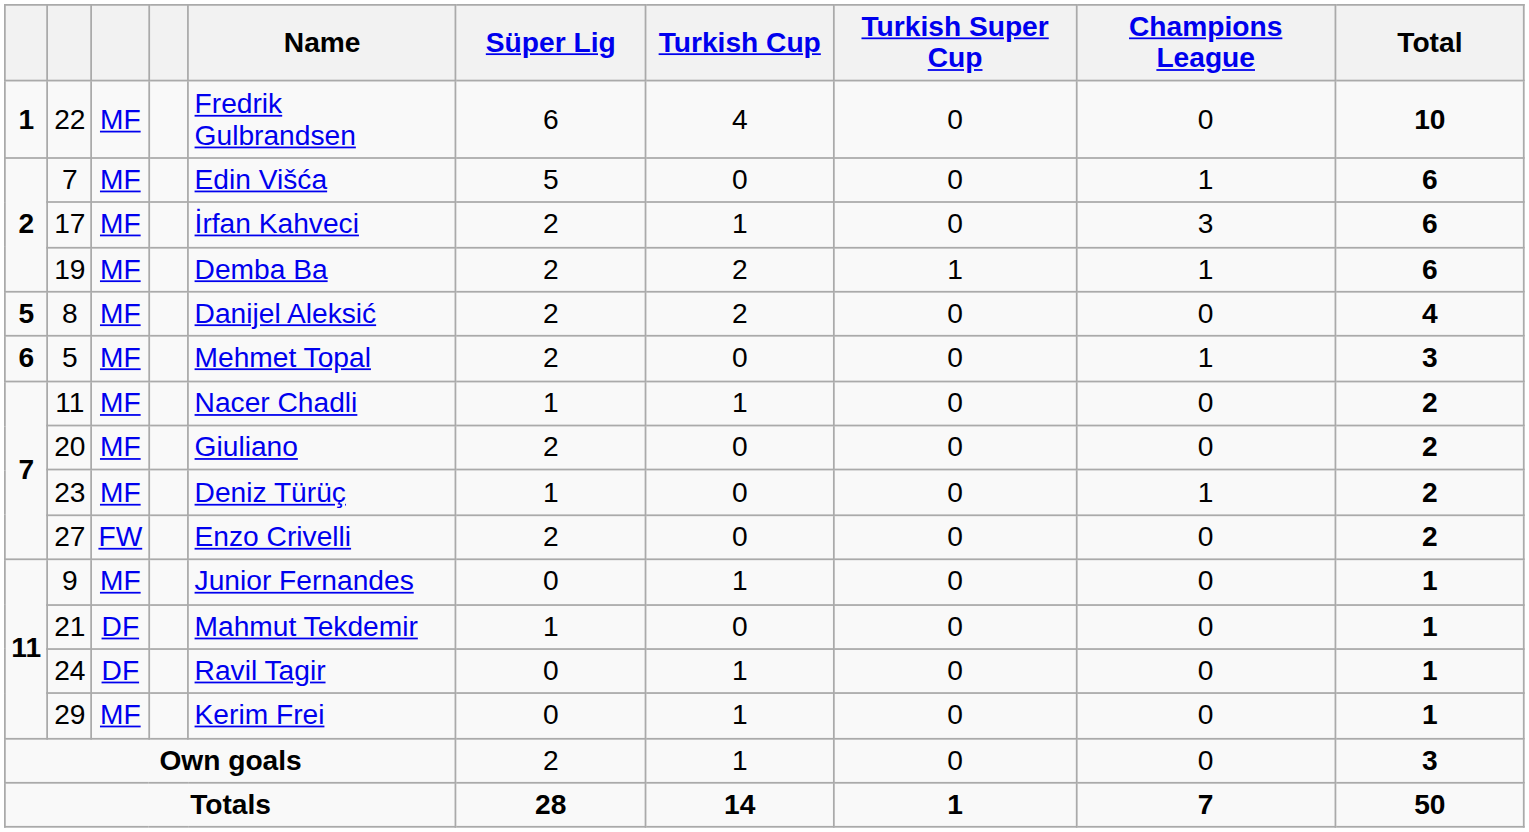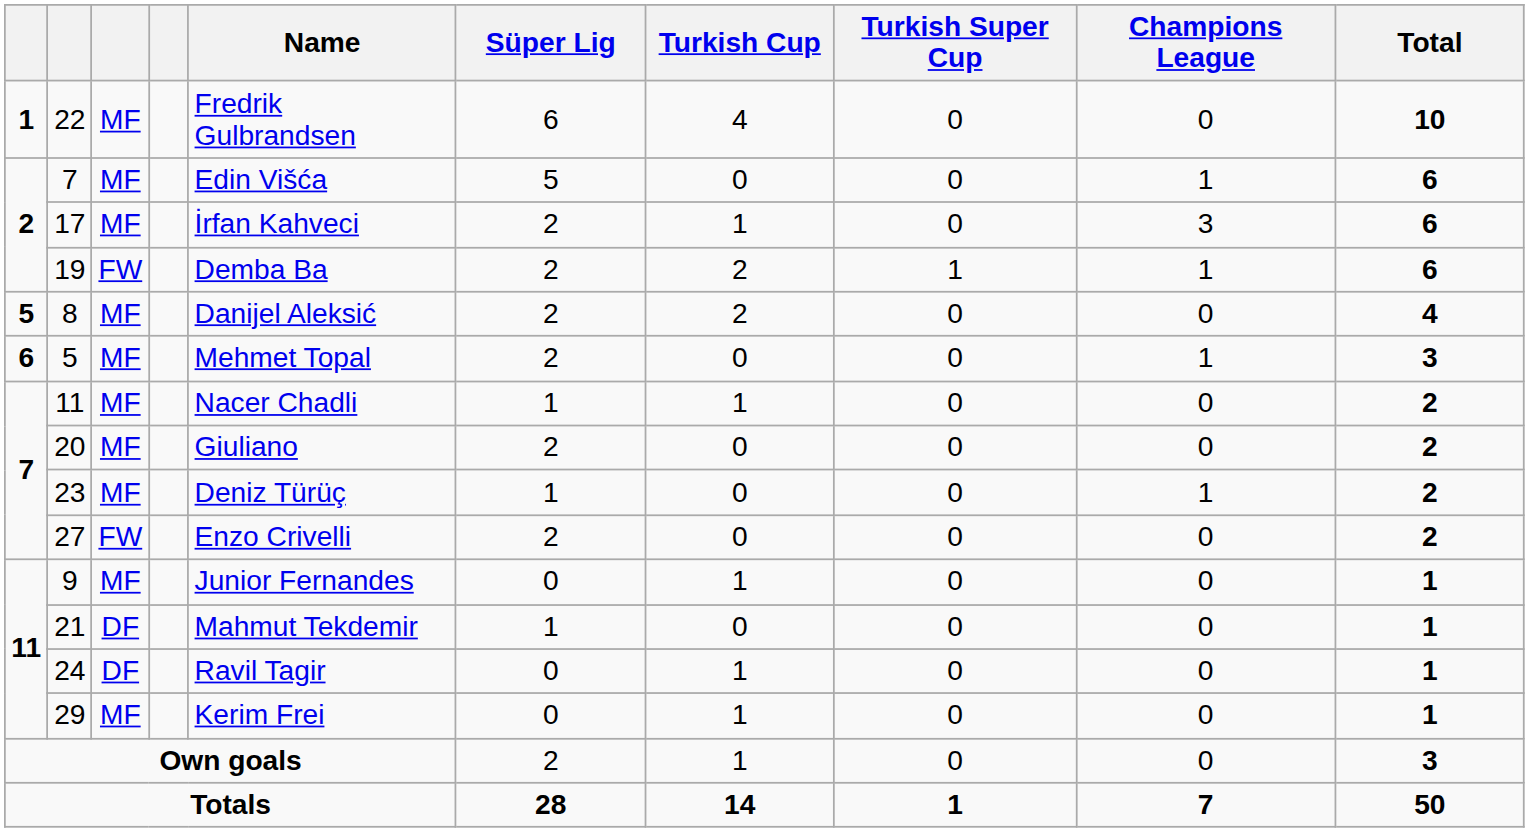(120, 268) MF -> (120, 268) FW
